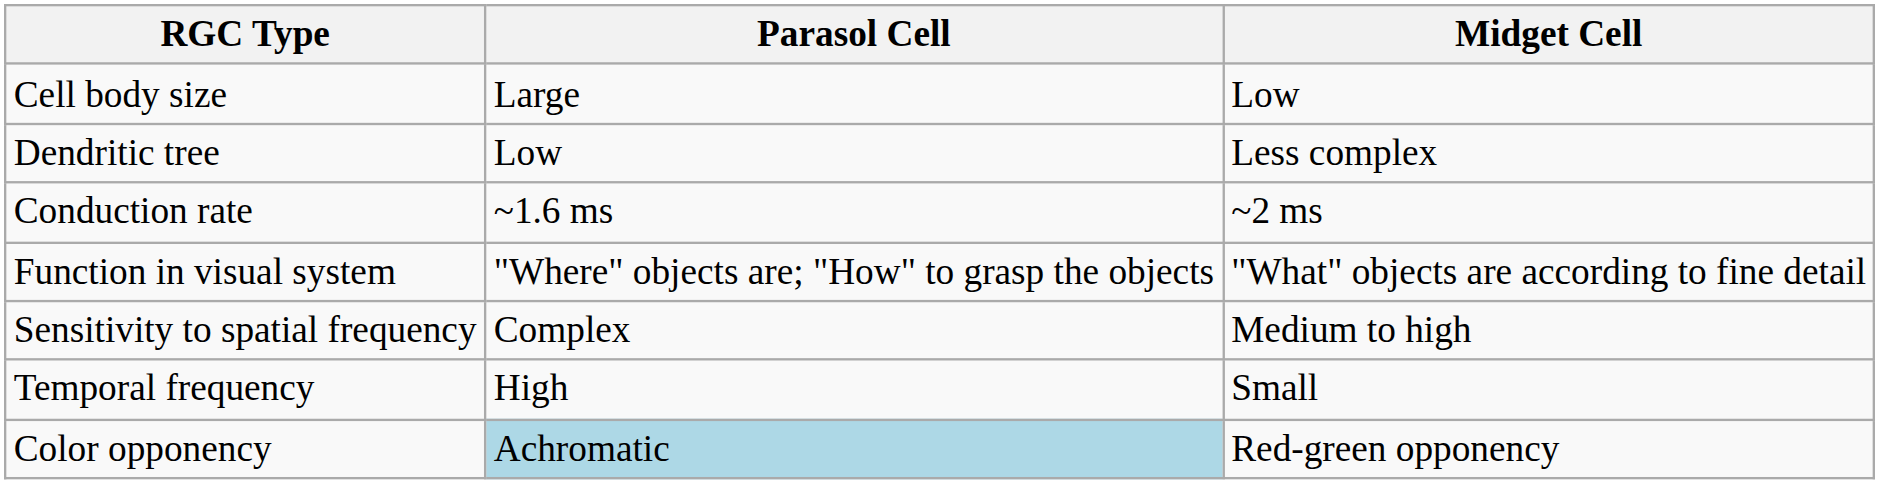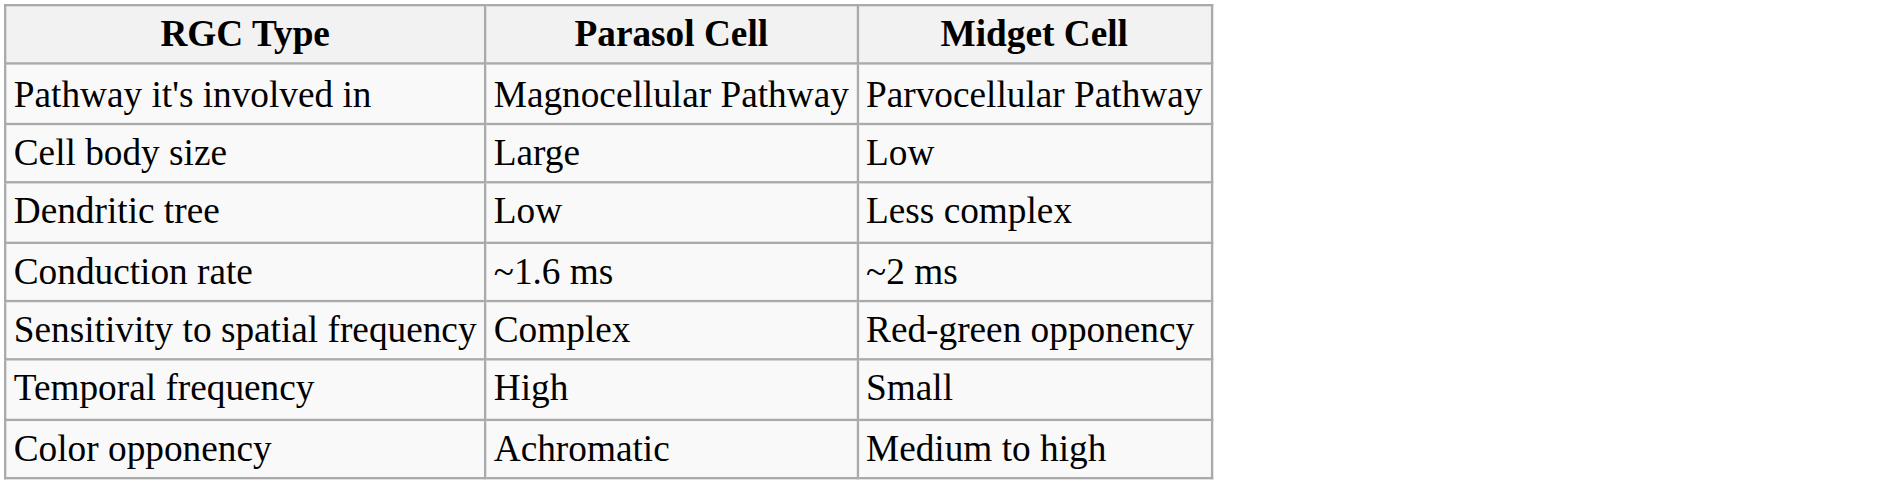+ row: (193, 93)
- row: (205, 270)
(1351, 329) Medium to high -> (1030, 329) Red-green opponency
(582, 447) lightblue background -> (582, 447) no background
(1395, 447) Red-green opponency -> (986, 447) Medium to high
